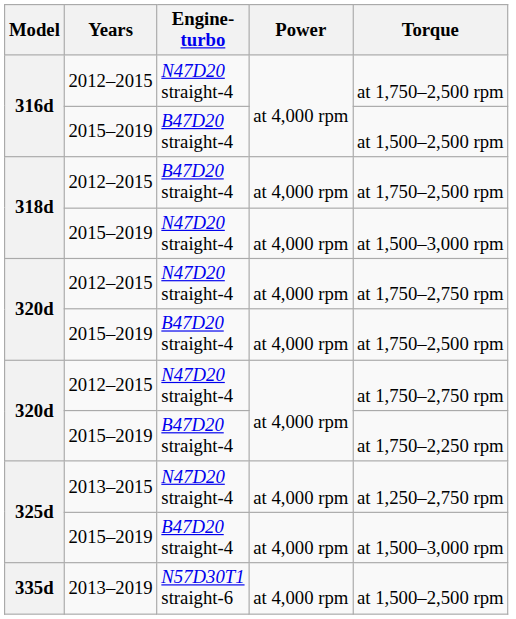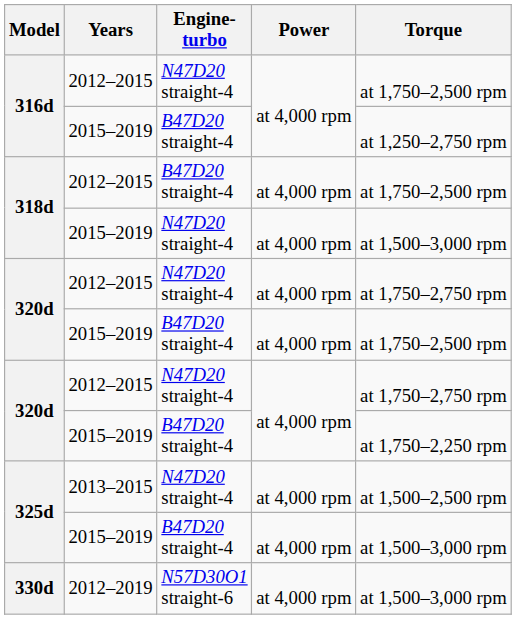(430, 141) at 1,500–2,500 rpm -> (433, 141) at 1,250–2,750 rpm
(430, 497) at 1,250–2,750 rpm -> (433, 497) at 1,500–2,500 rpm
+ row: (34, 588)
- row: (34, 588)
